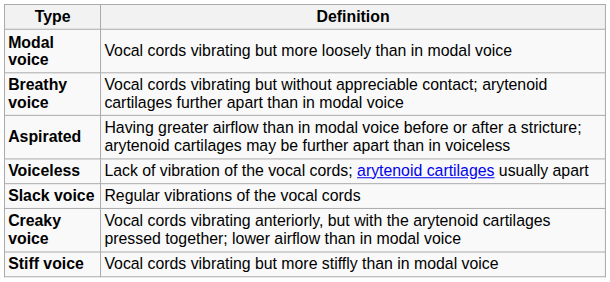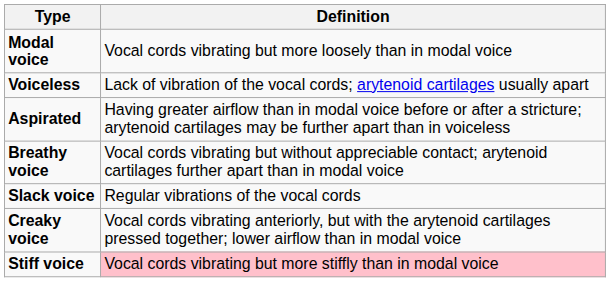rows swapped: (44, 171) <-> (38, 94)
(301, 264) no background -> (301, 264) pink background
